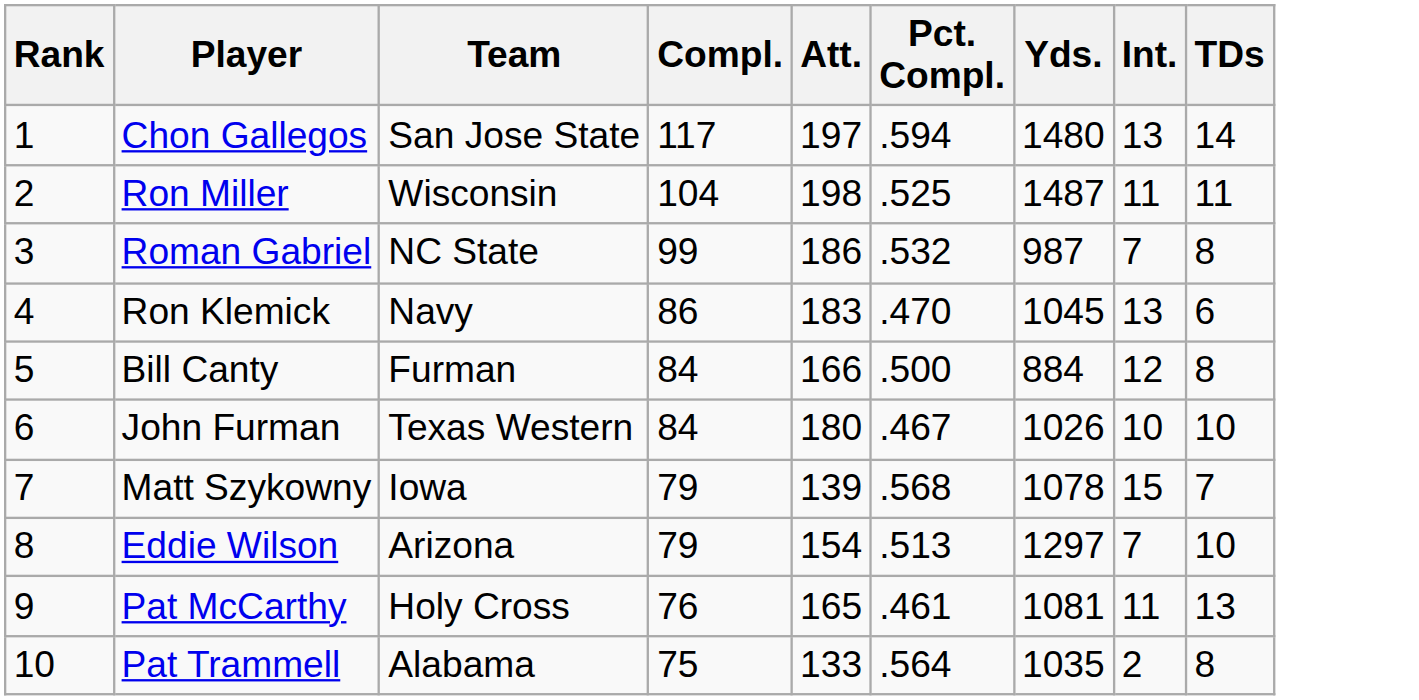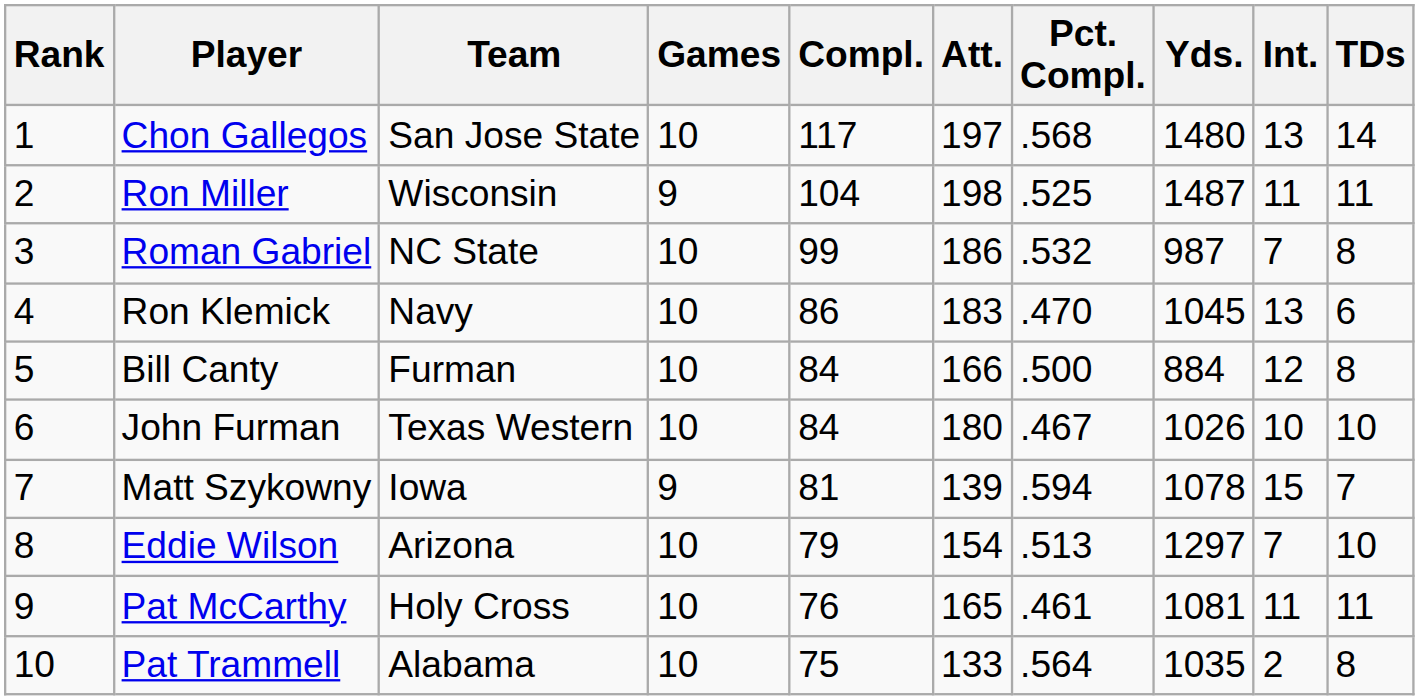+ column: (719, 54)
(915, 134) .594 -> (1056, 134) .568
(678, 487) 79 -> (819, 487) 81
(915, 487) .568 -> (1056, 487) .594
(1215, 605) 13 -> (1355, 605) 11
